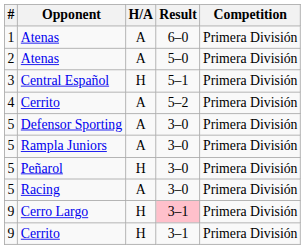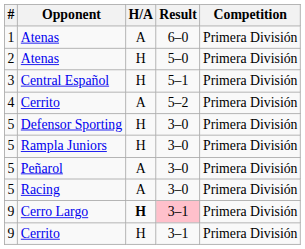(141, 59) A -> (141, 59) H
(141, 124) A -> (141, 124) H
(141, 146) A -> (141, 146) H
(141, 168) H -> (141, 168) A
(141, 211) normal -> (141, 211) bold
